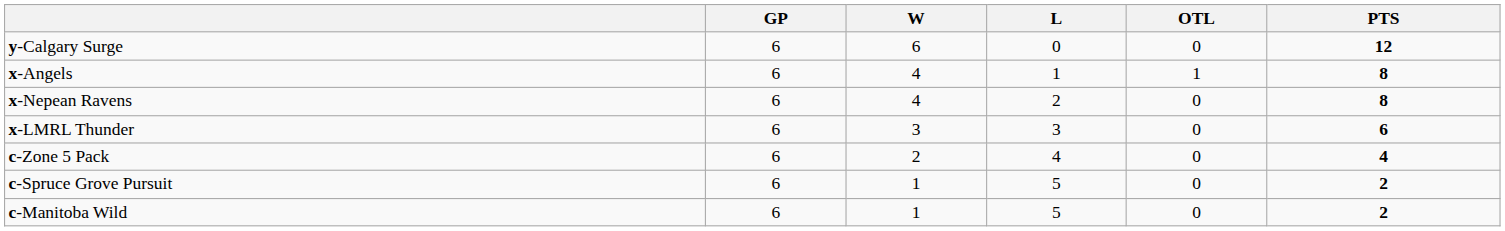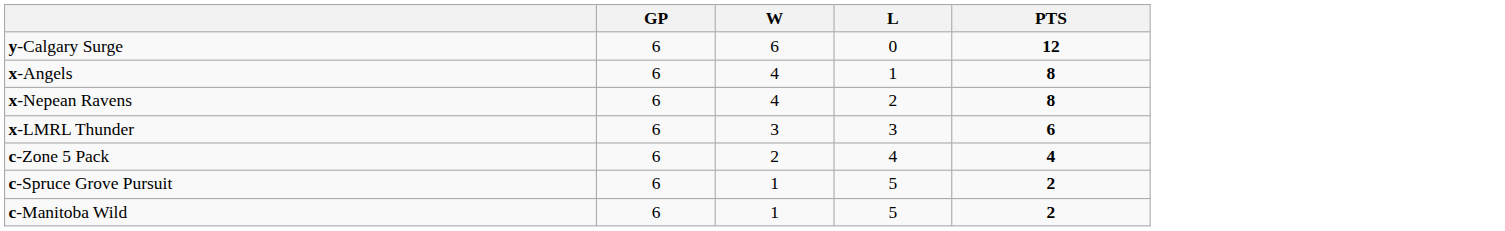- column: (1197, 18)
